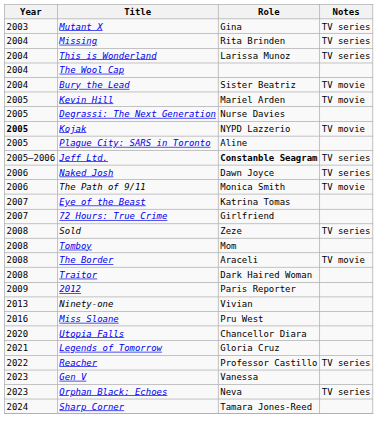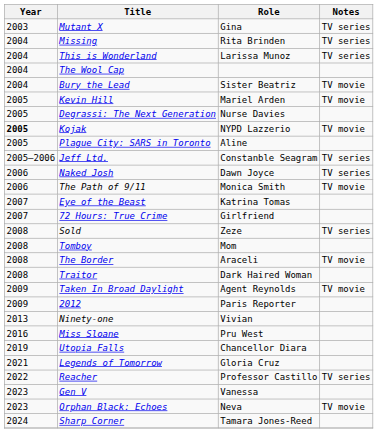(269, 158) bold -> (269, 158) normal
+ row: (121, 289)
(17, 333) 2020 -> (17, 348) 2019
(346, 392) TV series -> (343, 406) TV movie
